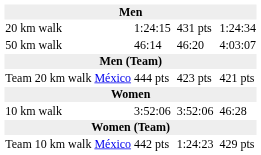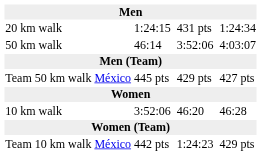(190, 45) 46:20 -> (195, 45) 3:52:06
- row: (48, 78)
+ row: (48, 78)
(195, 111) 3:52:06 -> (190, 111) 46:20
